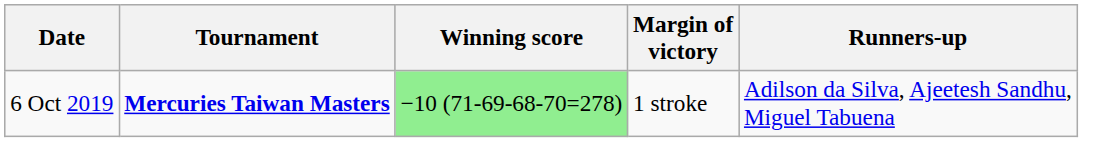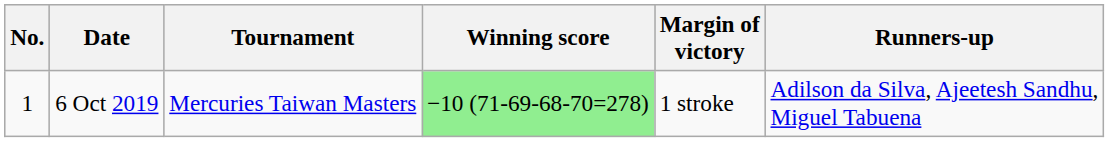+ column: (27, 37)
(257, 103) bold -> (293, 103) normal
